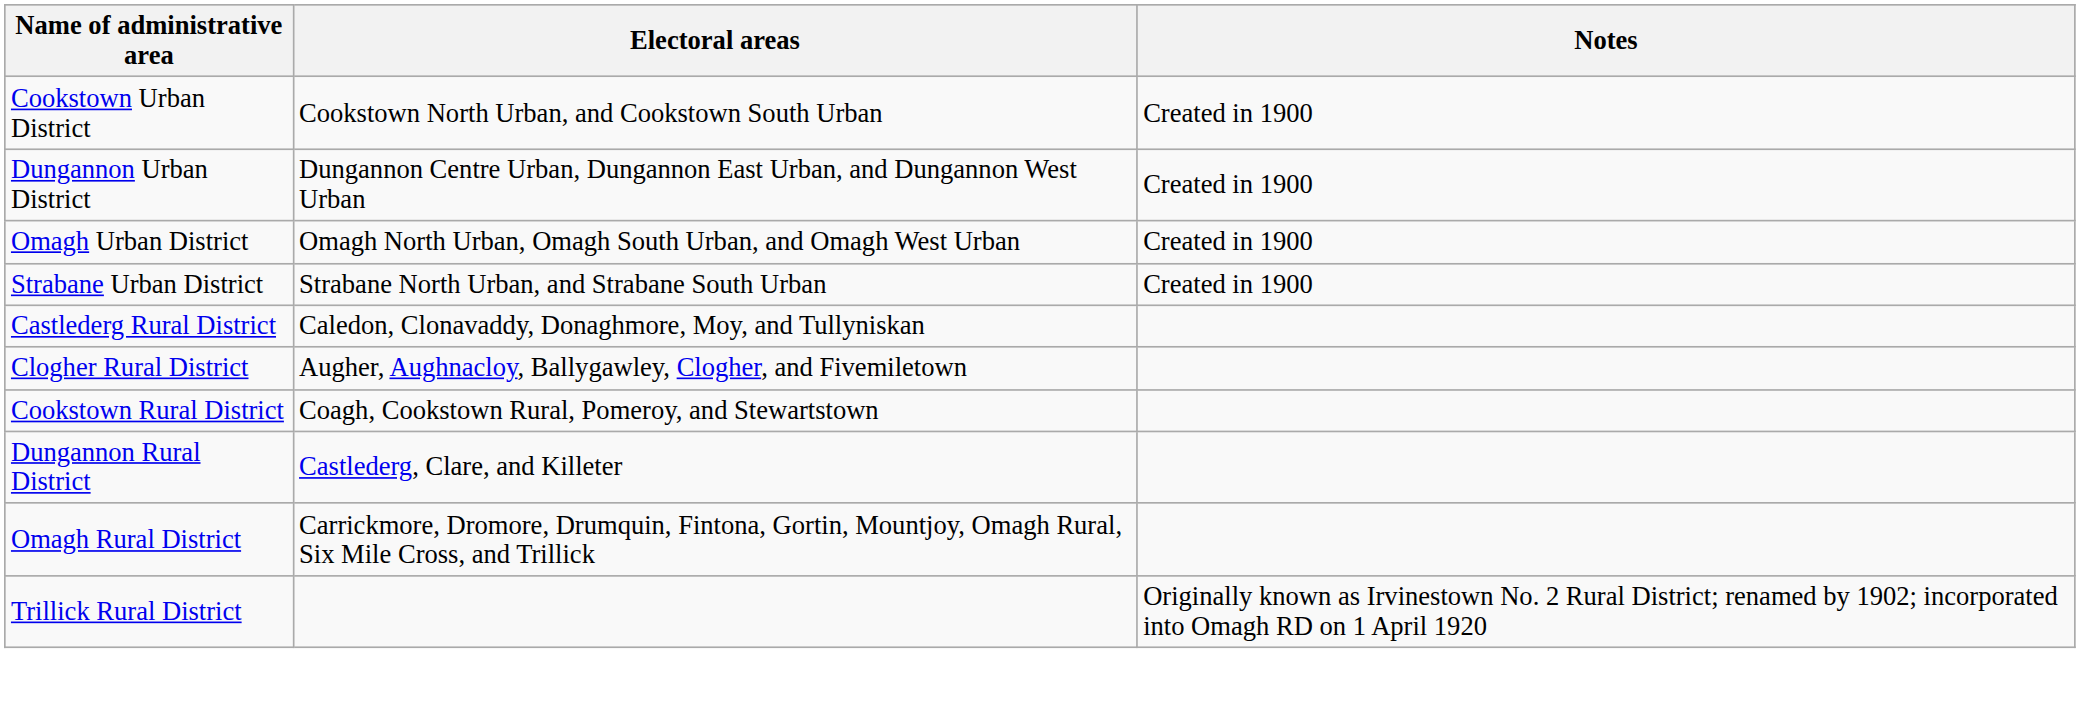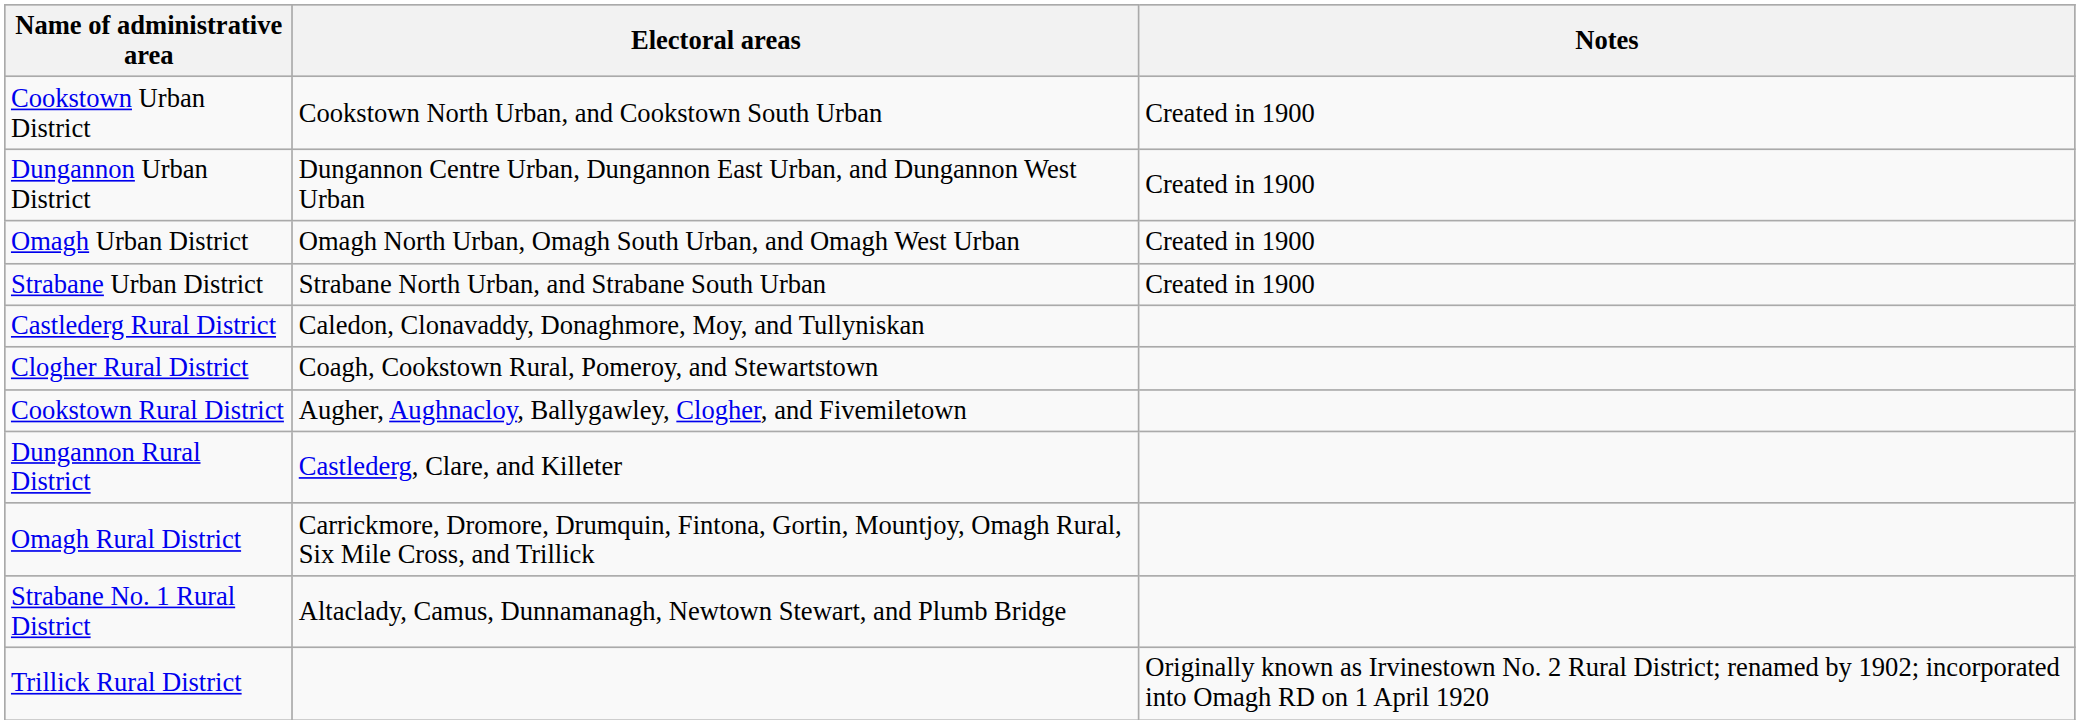(633, 367) Augher, Aughnacloy, Ballygawley, Clogher, and Fivemiletown -> (589, 367) Coagh, Cookstown Rural, Pomeroy, and Stewartstown
(589, 410) Coagh, Cookstown Rural, Pomeroy, and Stewartstown -> (633, 410) Augher, Aughnacloy, Ballygawley, Clogher, and Fivemiletown
+ row: (123, 611)
